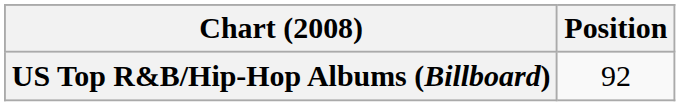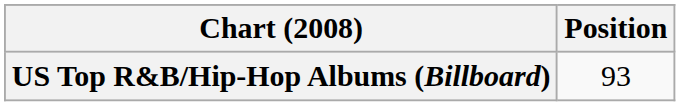(616, 75) 92 -> (616, 75) 93
